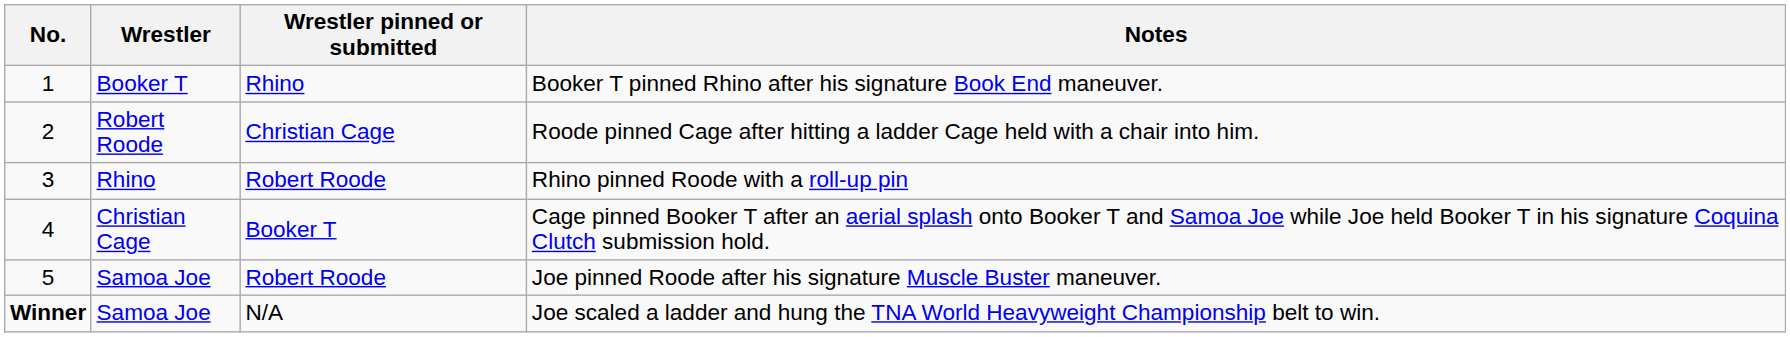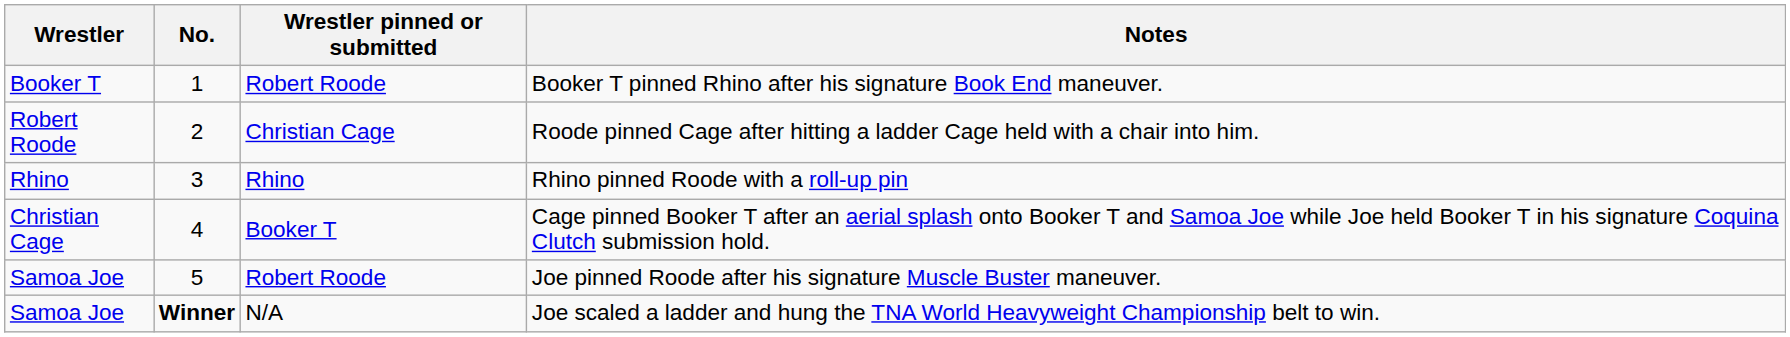columns swapped: (48, 35) <-> (166, 35)
(275, 83) Rhino -> (316, 83) Robert Roode
(316, 180) Robert Roode -> (275, 180) Rhino
